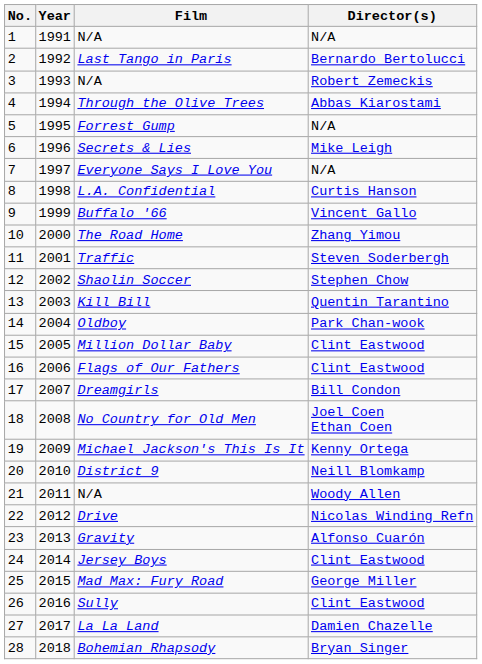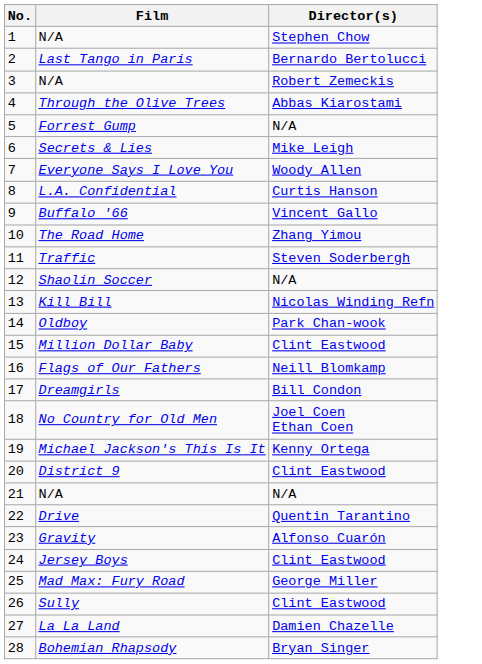- column: (55, 16)
(323, 38) N/A -> (321, 38) Stephen Chow
(323, 170) N/A -> (317, 170) Woody Allen
(360, 280) Stephen Chow -> (284, 280) N/A
(380, 302) Quentin Tarantino -> (353, 302) Nicolas Winding Refn
(368, 368) Clint Eastwood -> (329, 368) Neill Blomkamp
(368, 472) Neill Blomkamp -> (329, 472) Clint Eastwood
(356, 494) Woody Allen -> (284, 494) N/A
(392, 516) Nicolas Winding Refn -> (341, 516) Quentin Tarantino
